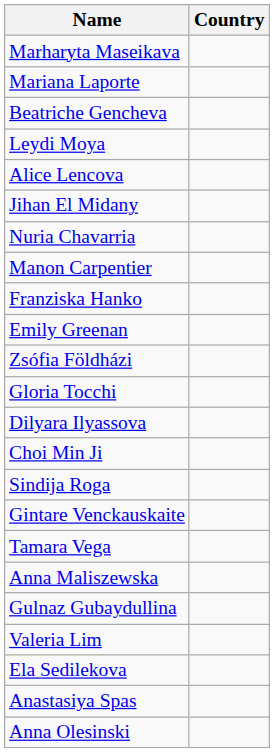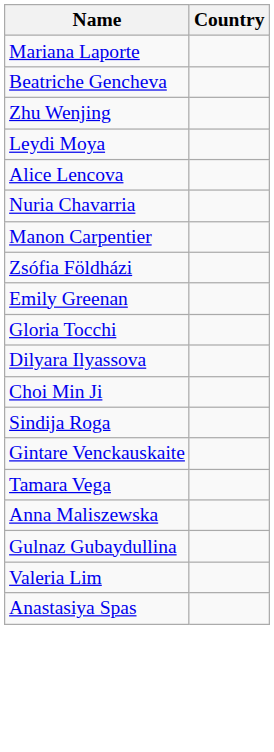- row: (94, 50)
+ row: (60, 112)
- row: (74, 205)
- row: (76, 298)
rows swapped: (71, 360) <-> (68, 329)
- row: (68, 670)
- row: (70, 732)
